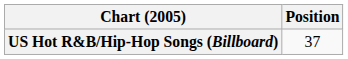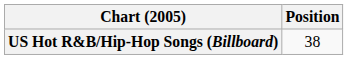(312, 41) 37 -> (312, 41) 38
